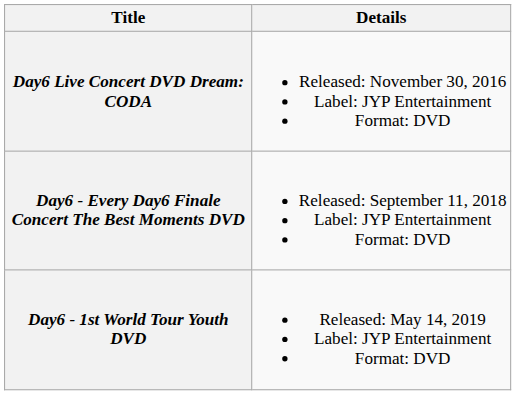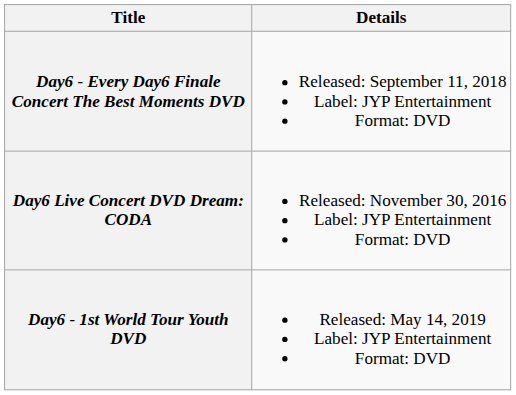rows swapped: (128, 91) <-> (128, 210)
